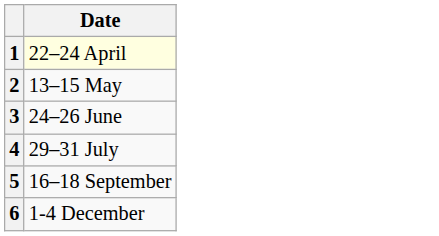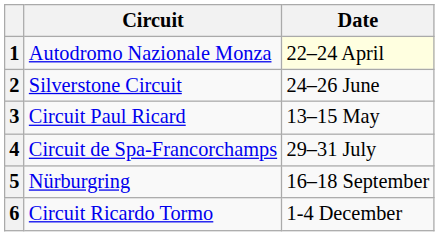+ column: (153, 20)
(75, 85) 13–15 May -> (333, 85) 24–26 June
(75, 117) 24–26 June -> (333, 117) 13–15 May
